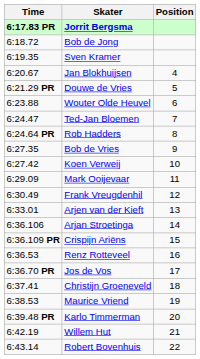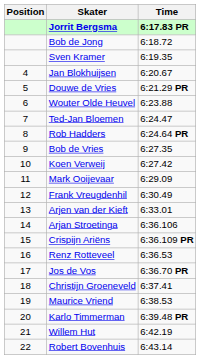columns swapped: (175, 12) <-> (33, 12)
